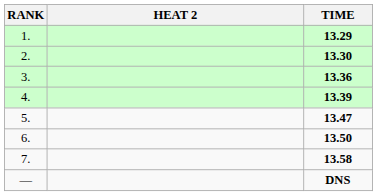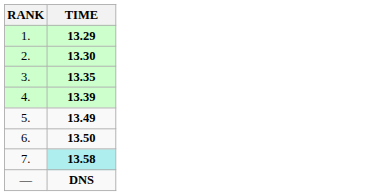- column: (175, 15)
(338, 77) 13.36 -> (81, 77) 13.35
(338, 118) 13.47 -> (81, 118) 13.49
(338, 159) no background -> (81, 159) paleturquoise background
